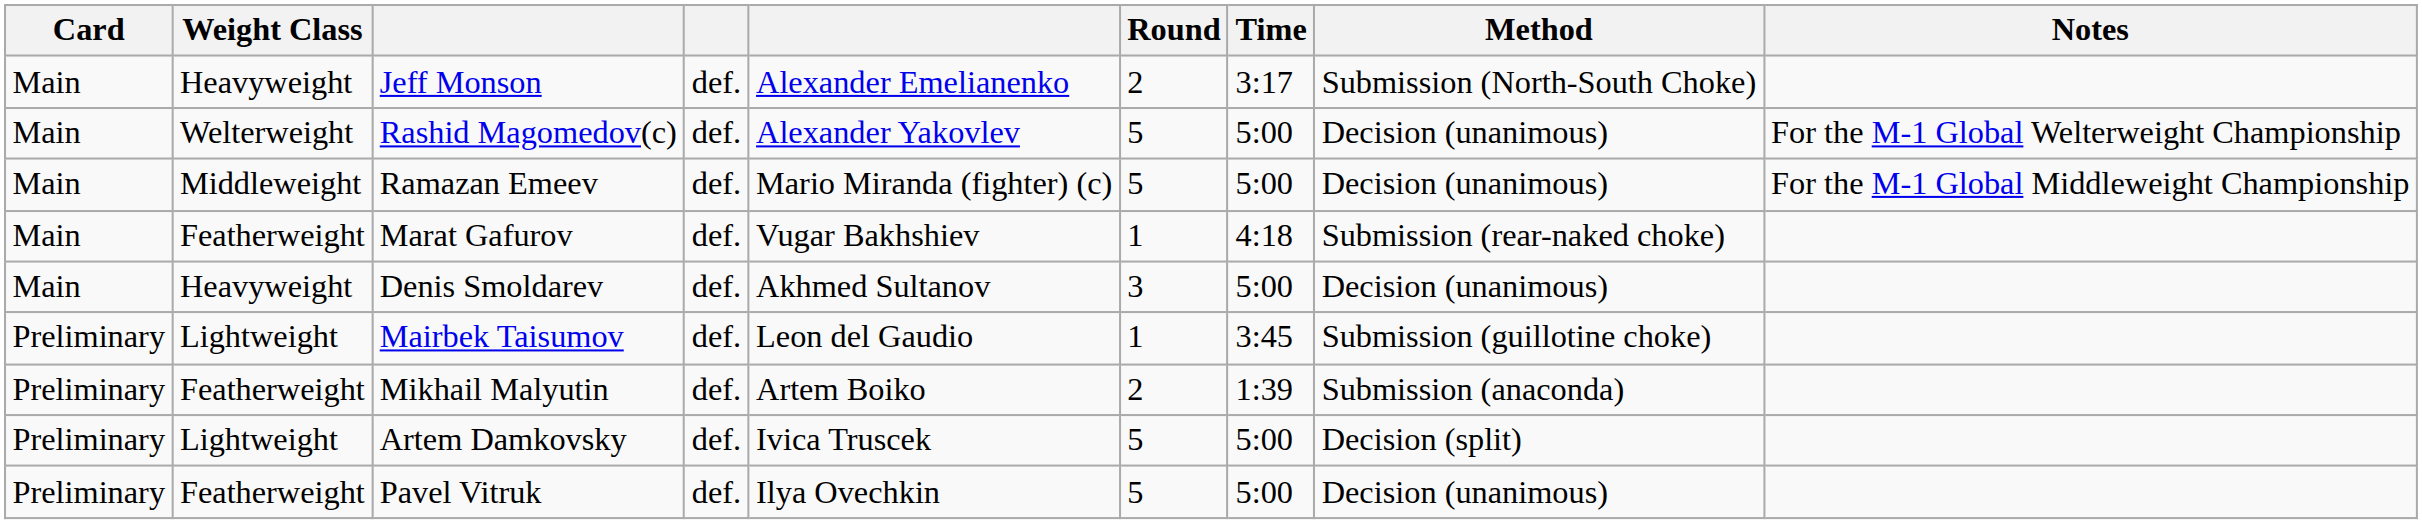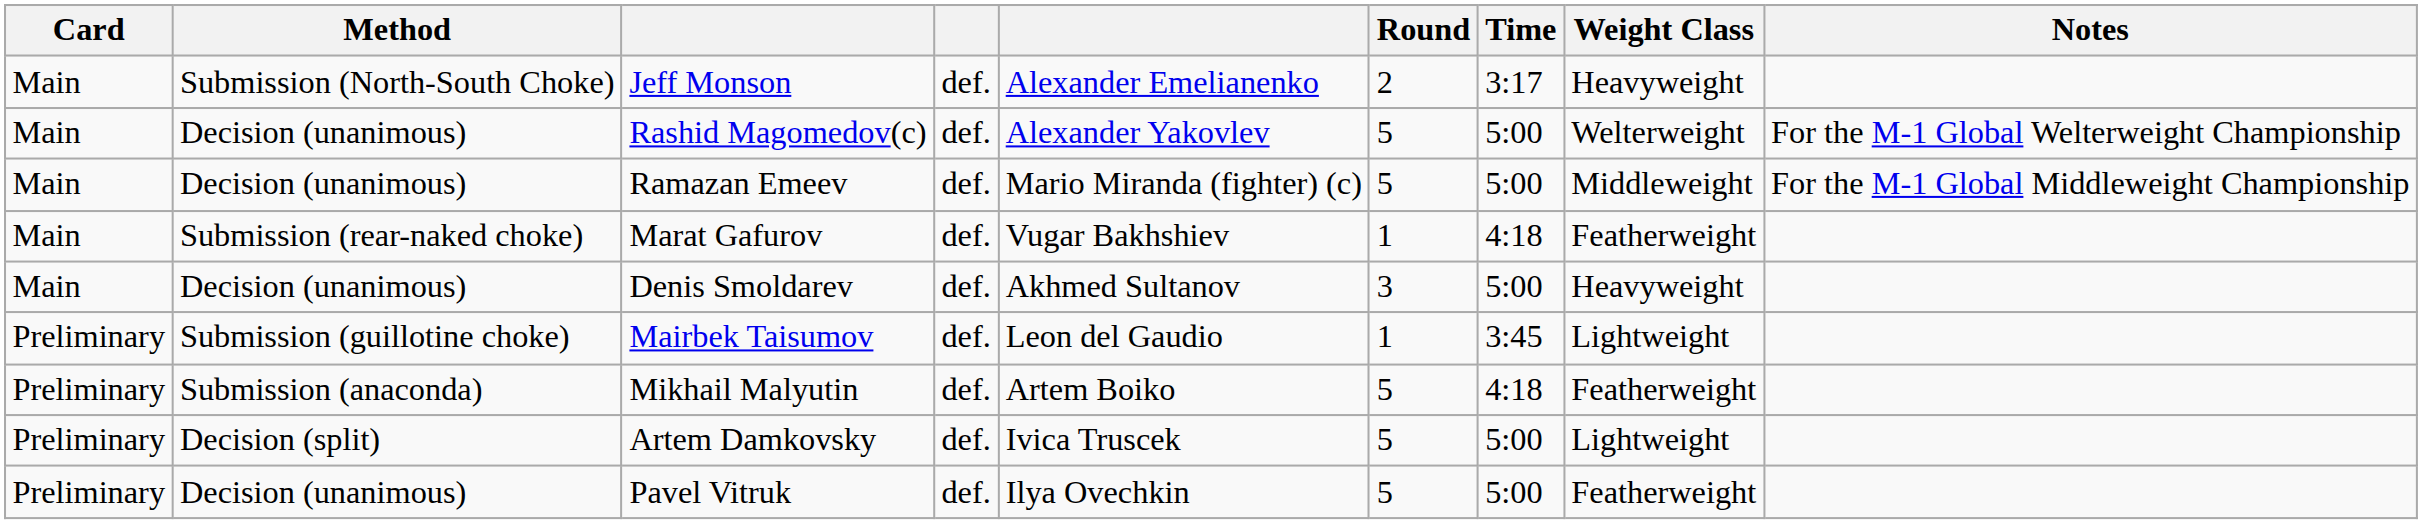columns swapped: (272, 30) <-> (1539, 30)
(1135, 388) 2 -> (1385, 388) 5
(1264, 388) 1:39 -> (1514, 388) 4:18
